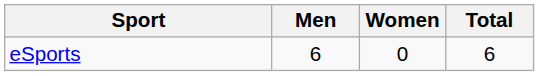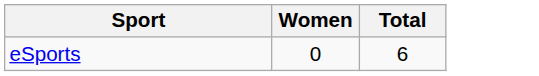- column: (316, 20)
